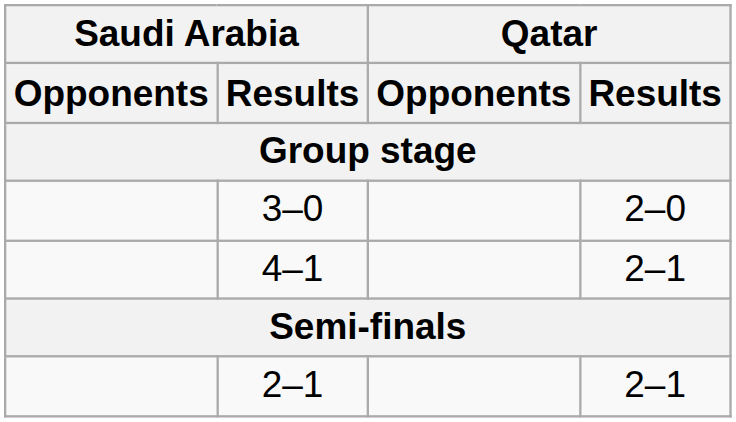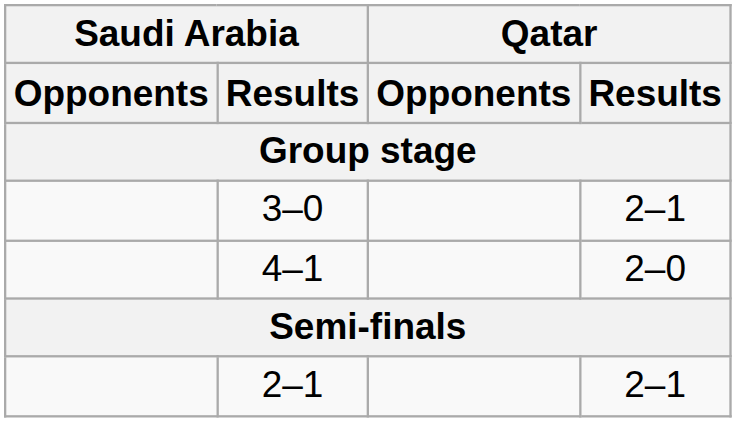(655, 209) 2–0 -> (655, 209) 2–1
(655, 268) 2–1 -> (655, 268) 2–0
